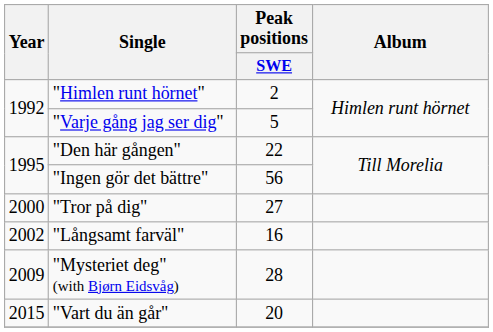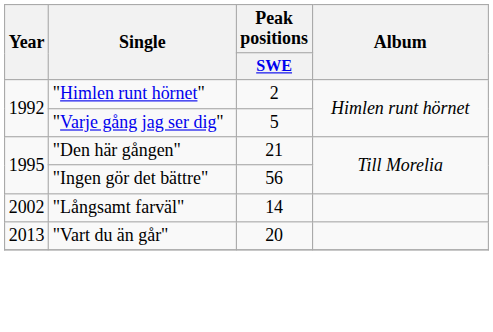(274, 150) 22 -> (274, 150) 21
- row: (100, 207)
(274, 235) 16 -> (274, 207) 14
- row: (116, 274)
(27, 312) 2015 -> (27, 235) 2013
